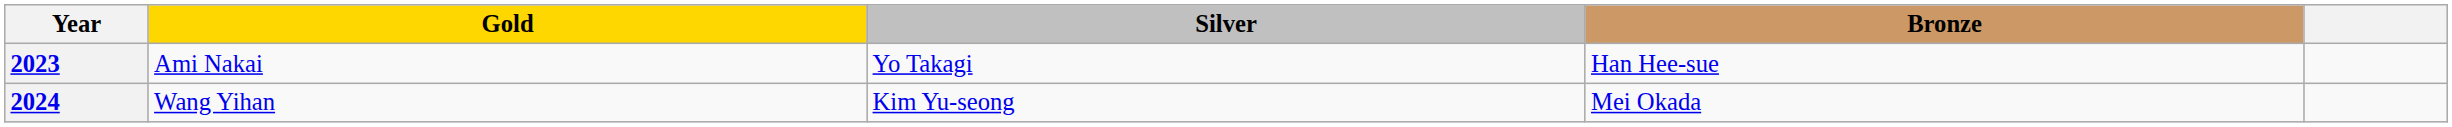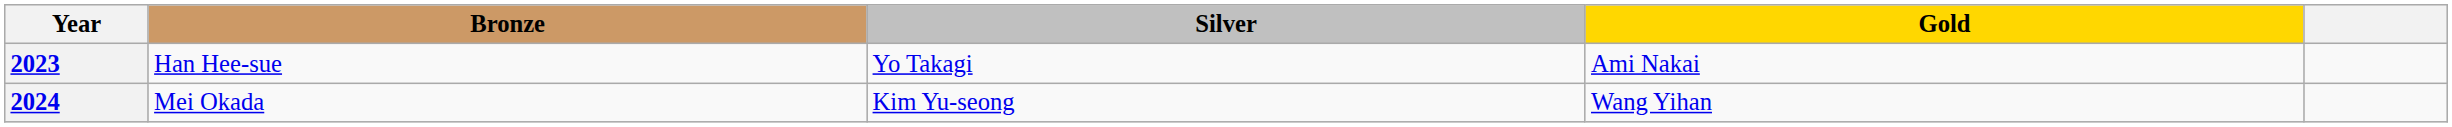columns swapped: (508, 24) <-> (1945, 24)
